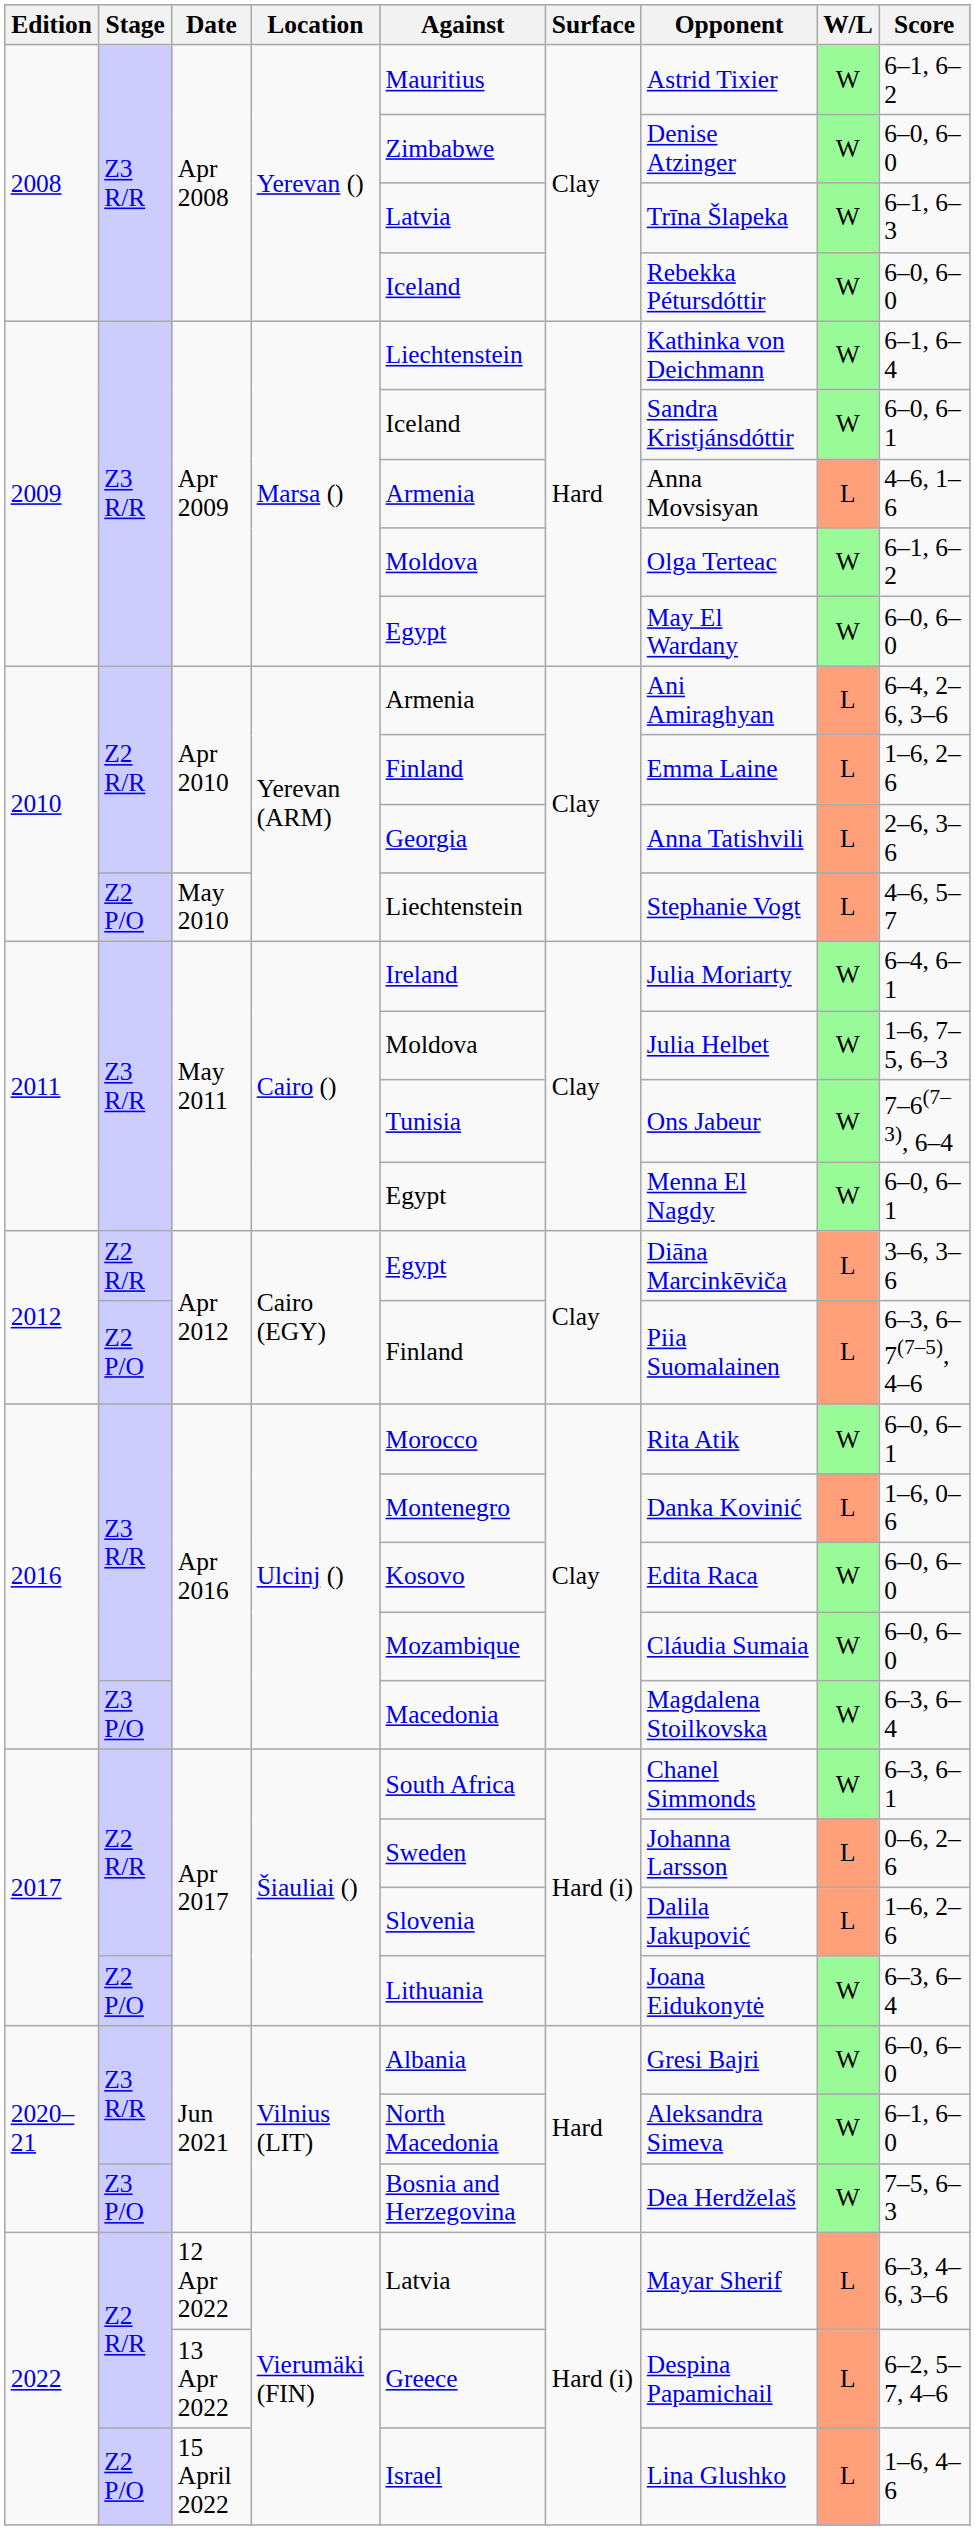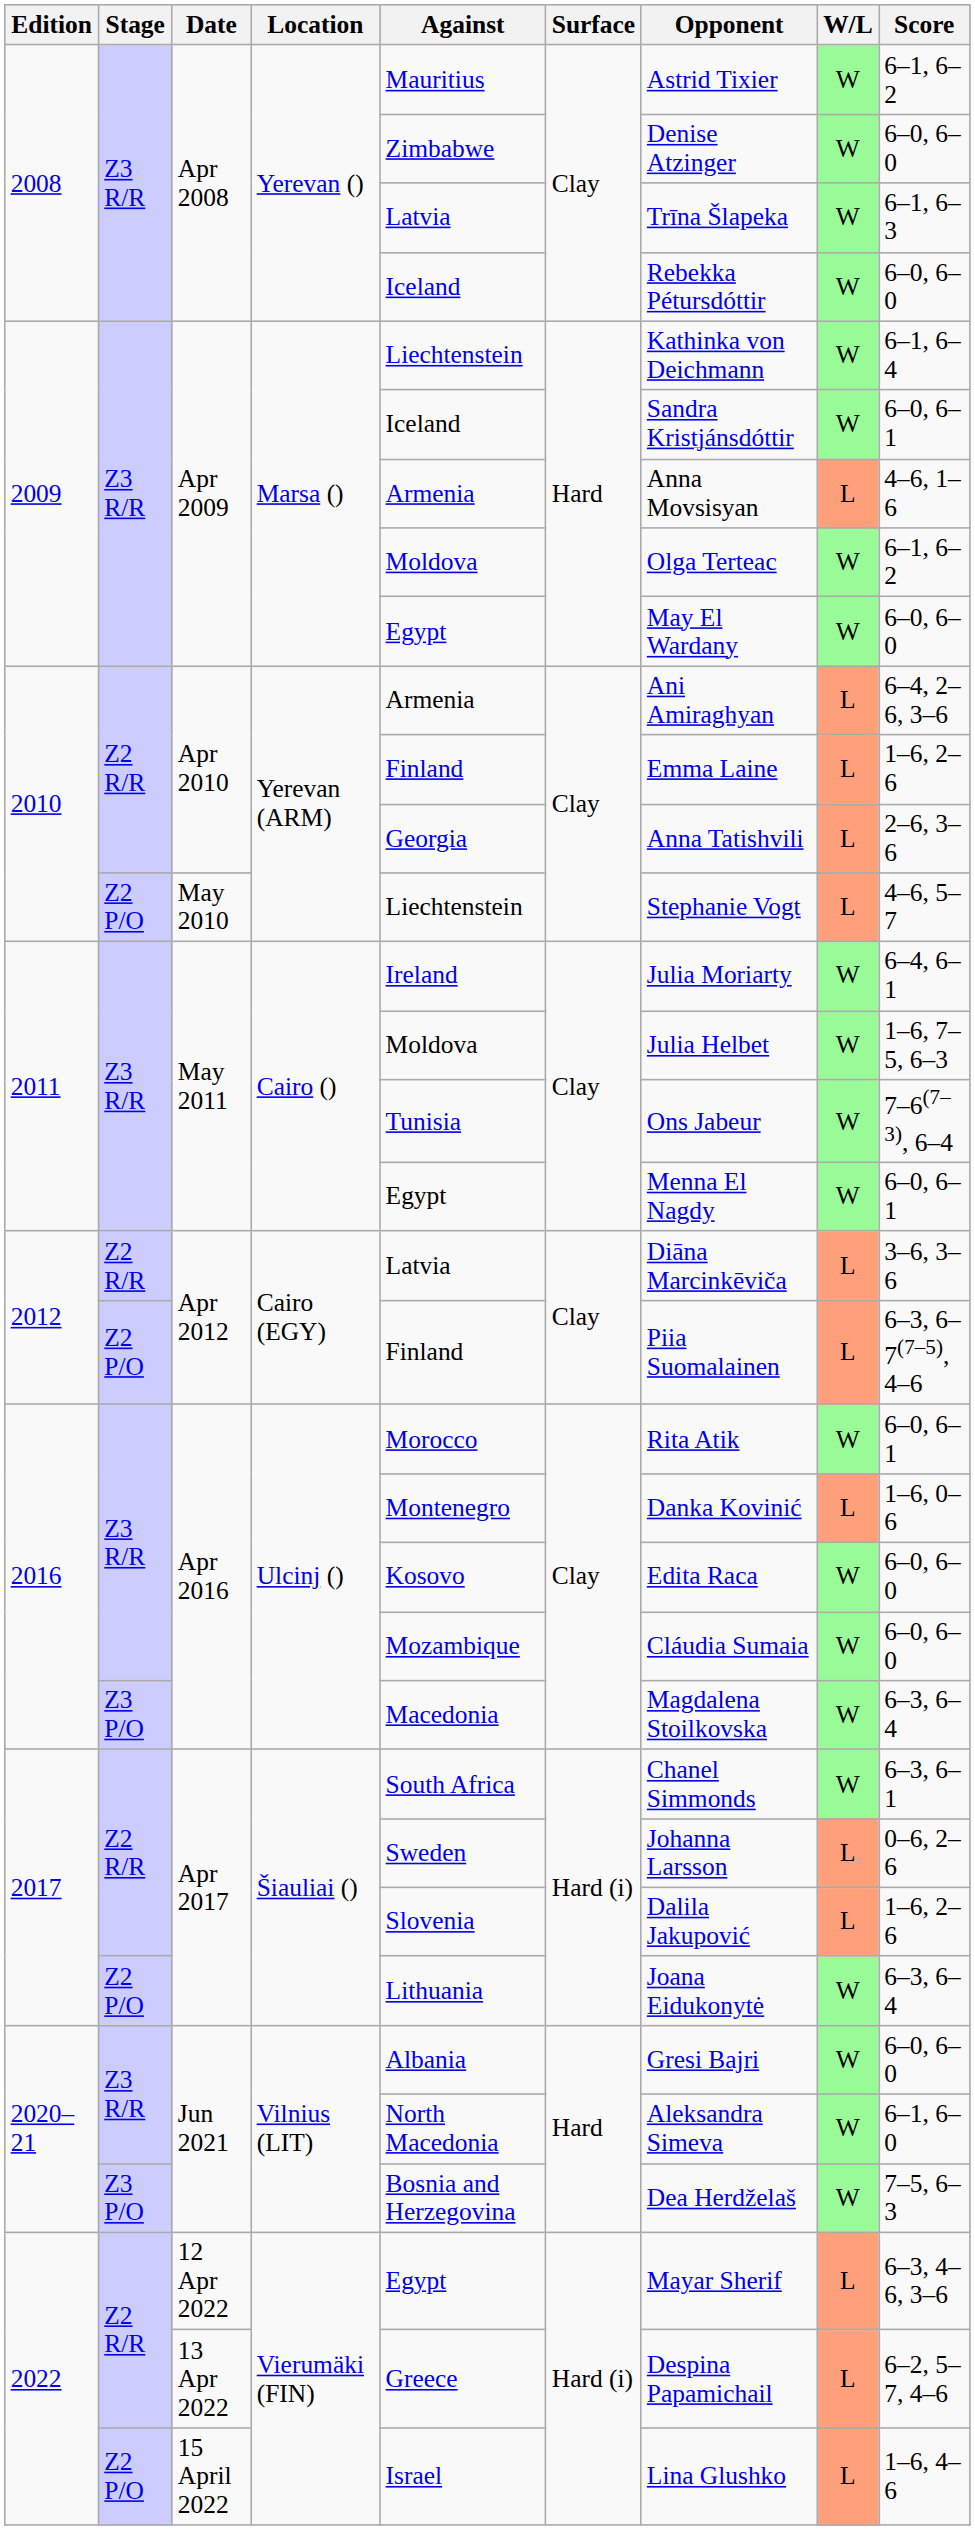(416, 1265) Egypt -> (418, 1265) Latvia
(418, 2280) Latvia -> (416, 2280) Egypt
